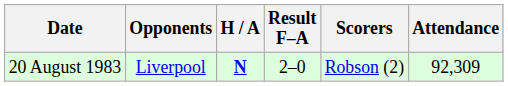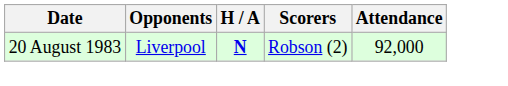- column: (292, 28)
(456, 66) 92,309 -> (399, 46) 92,000
